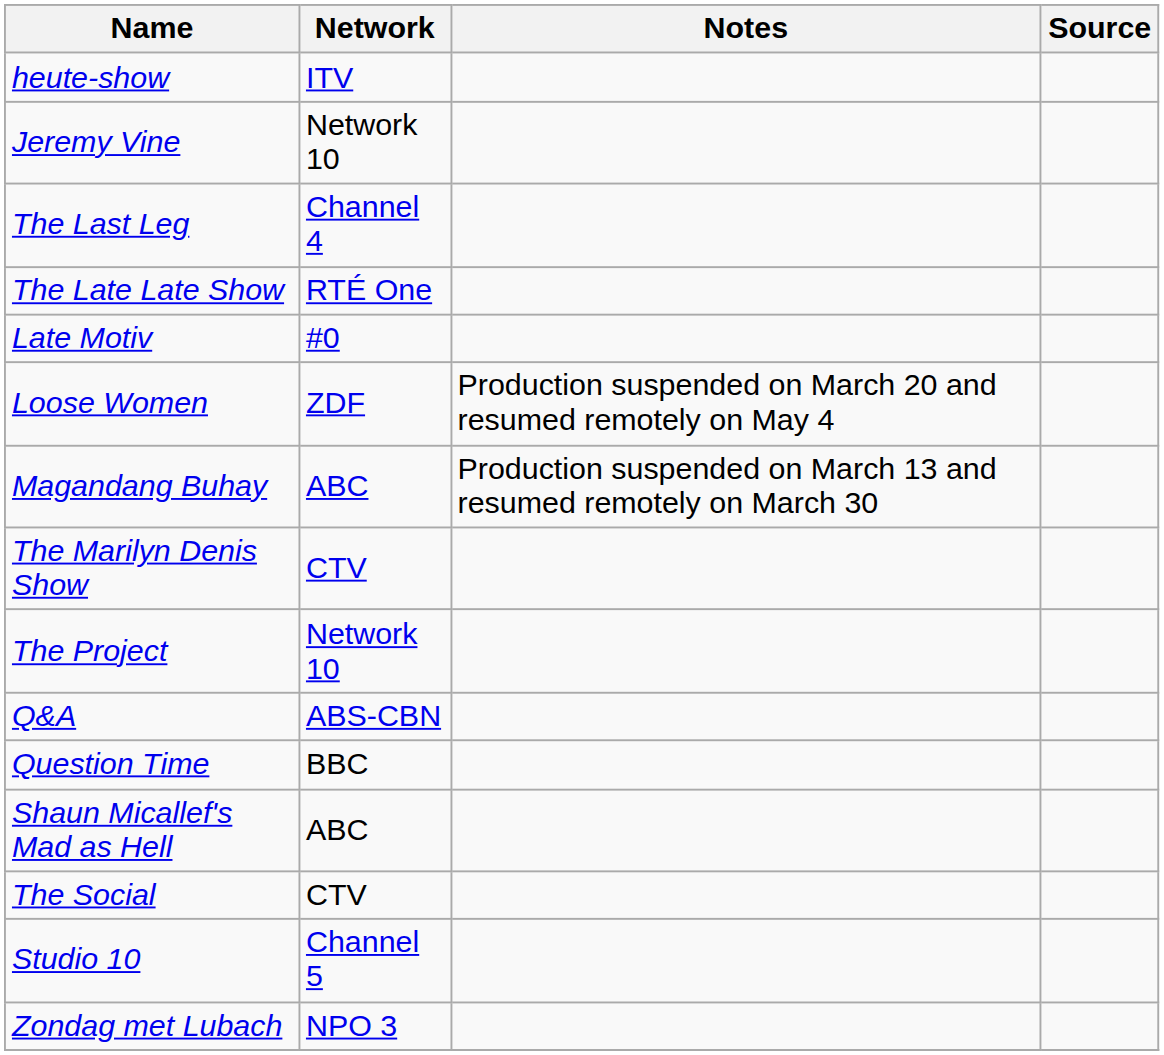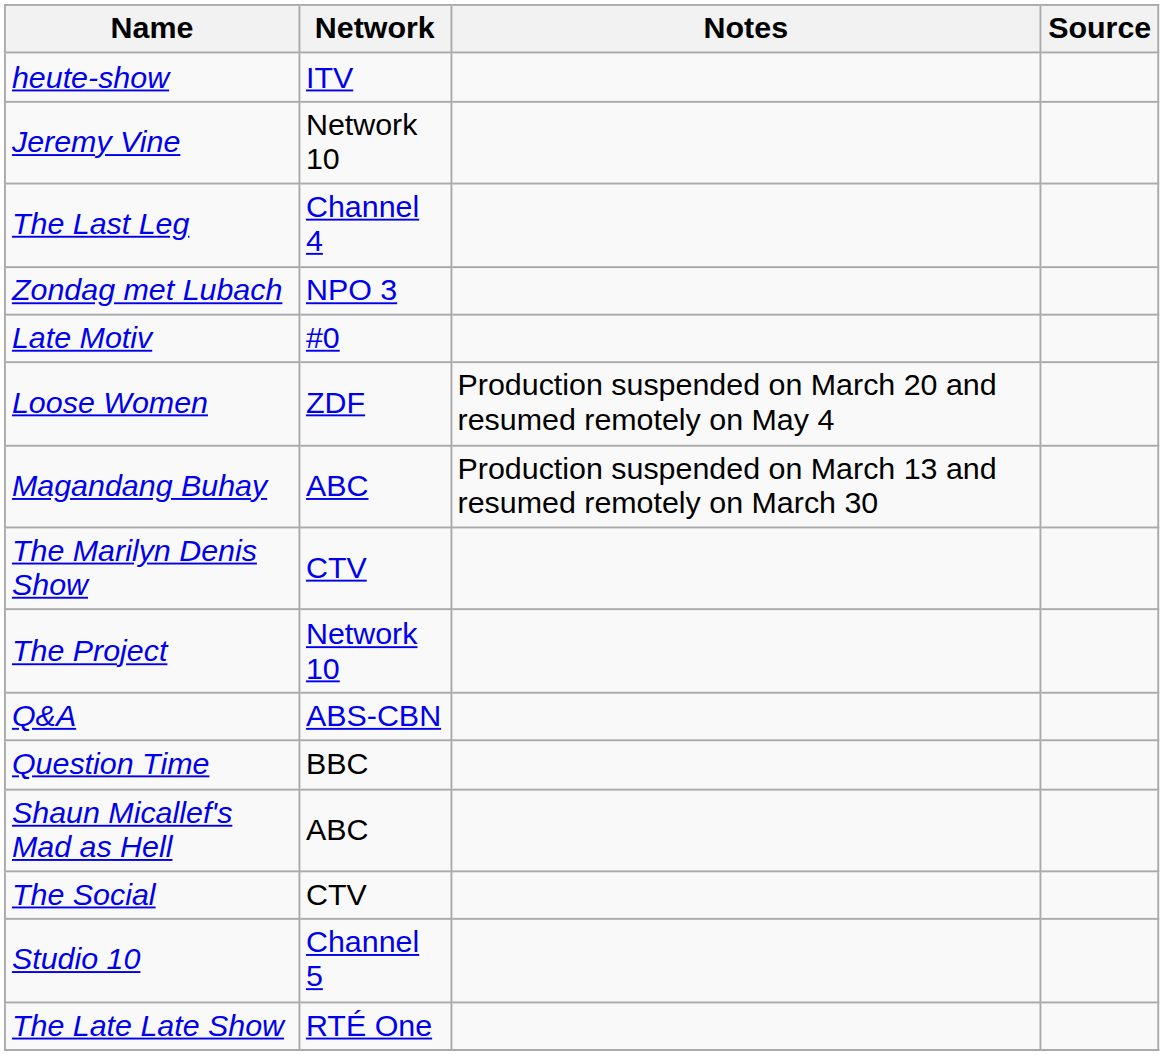rows swapped: (148, 289) <-> (147, 1025)
